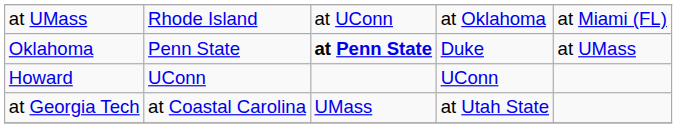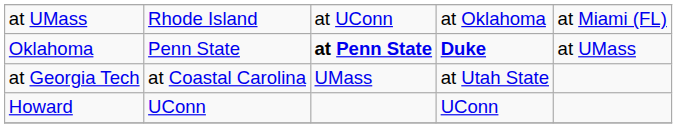(462, 48) normal -> (463, 48) bold
rows swapped: (74, 107) <-> (41, 78)
